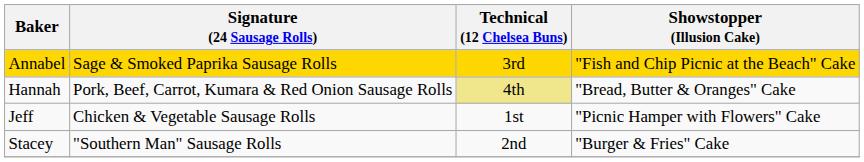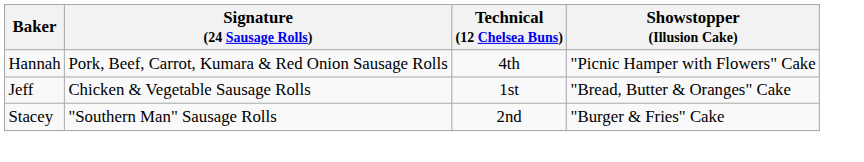- row: (37, 63)
(514, 90) khaki background -> (509, 63) no background
(685, 90) "Bread, Butter & Oranges" Cake -> (693, 63) "Picnic Hamper with Flowers" Cake
(698, 116) "Picnic Hamper with Flowers" Cake -> (681, 90) "Bread, Butter & Oranges" Cake
